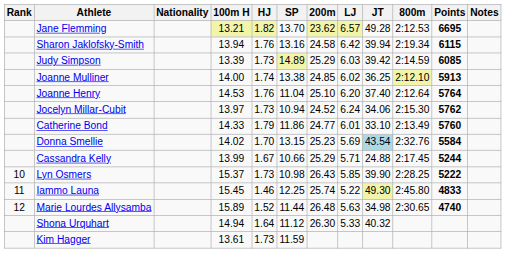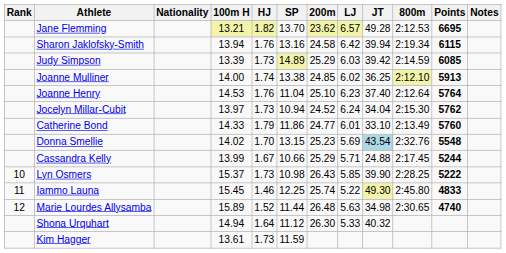(350, 93) 6.20 -> (350, 93) 6.23
(378, 110) 34.06 -> (378, 110) 34.04
(450, 142) 5584 -> (450, 142) 5548
